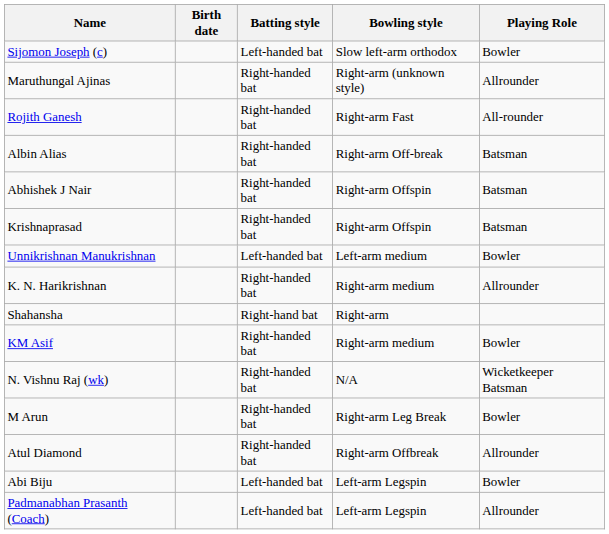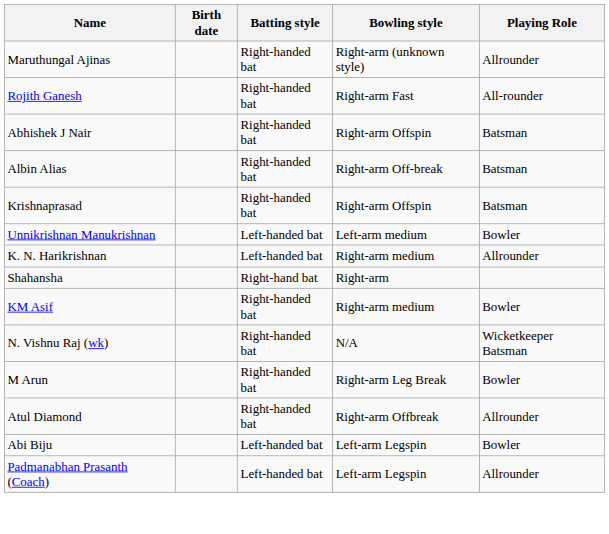- row: (57, 51)
rows swapped: (49, 190) <-> (37, 154)
(276, 285) Right-handed bat -> (282, 256) Left-handed bat
